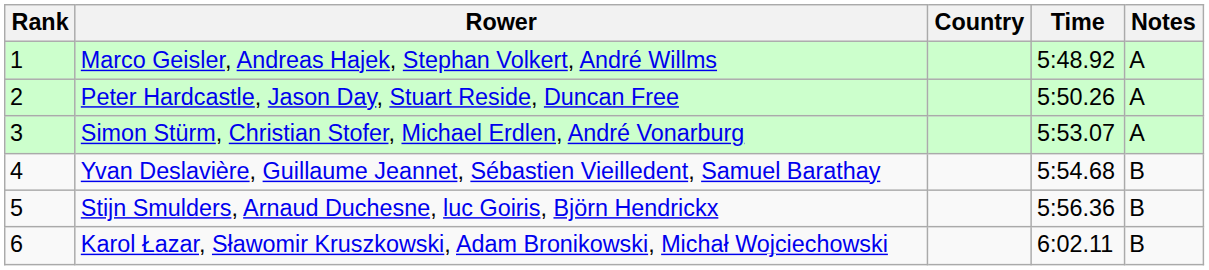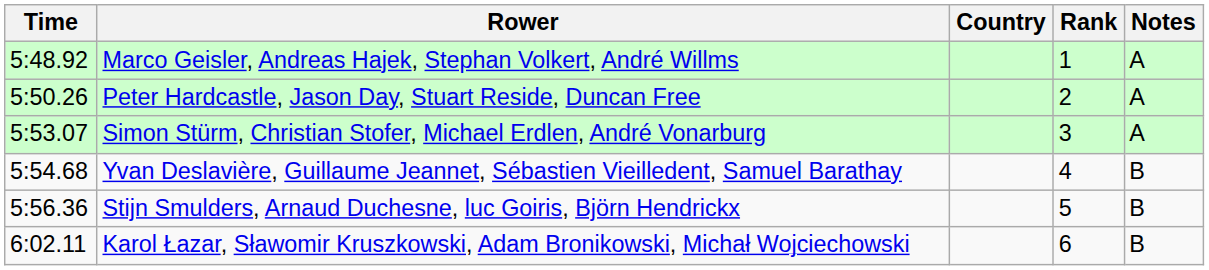columns swapped: (40, 23) <-> (1078, 23)
